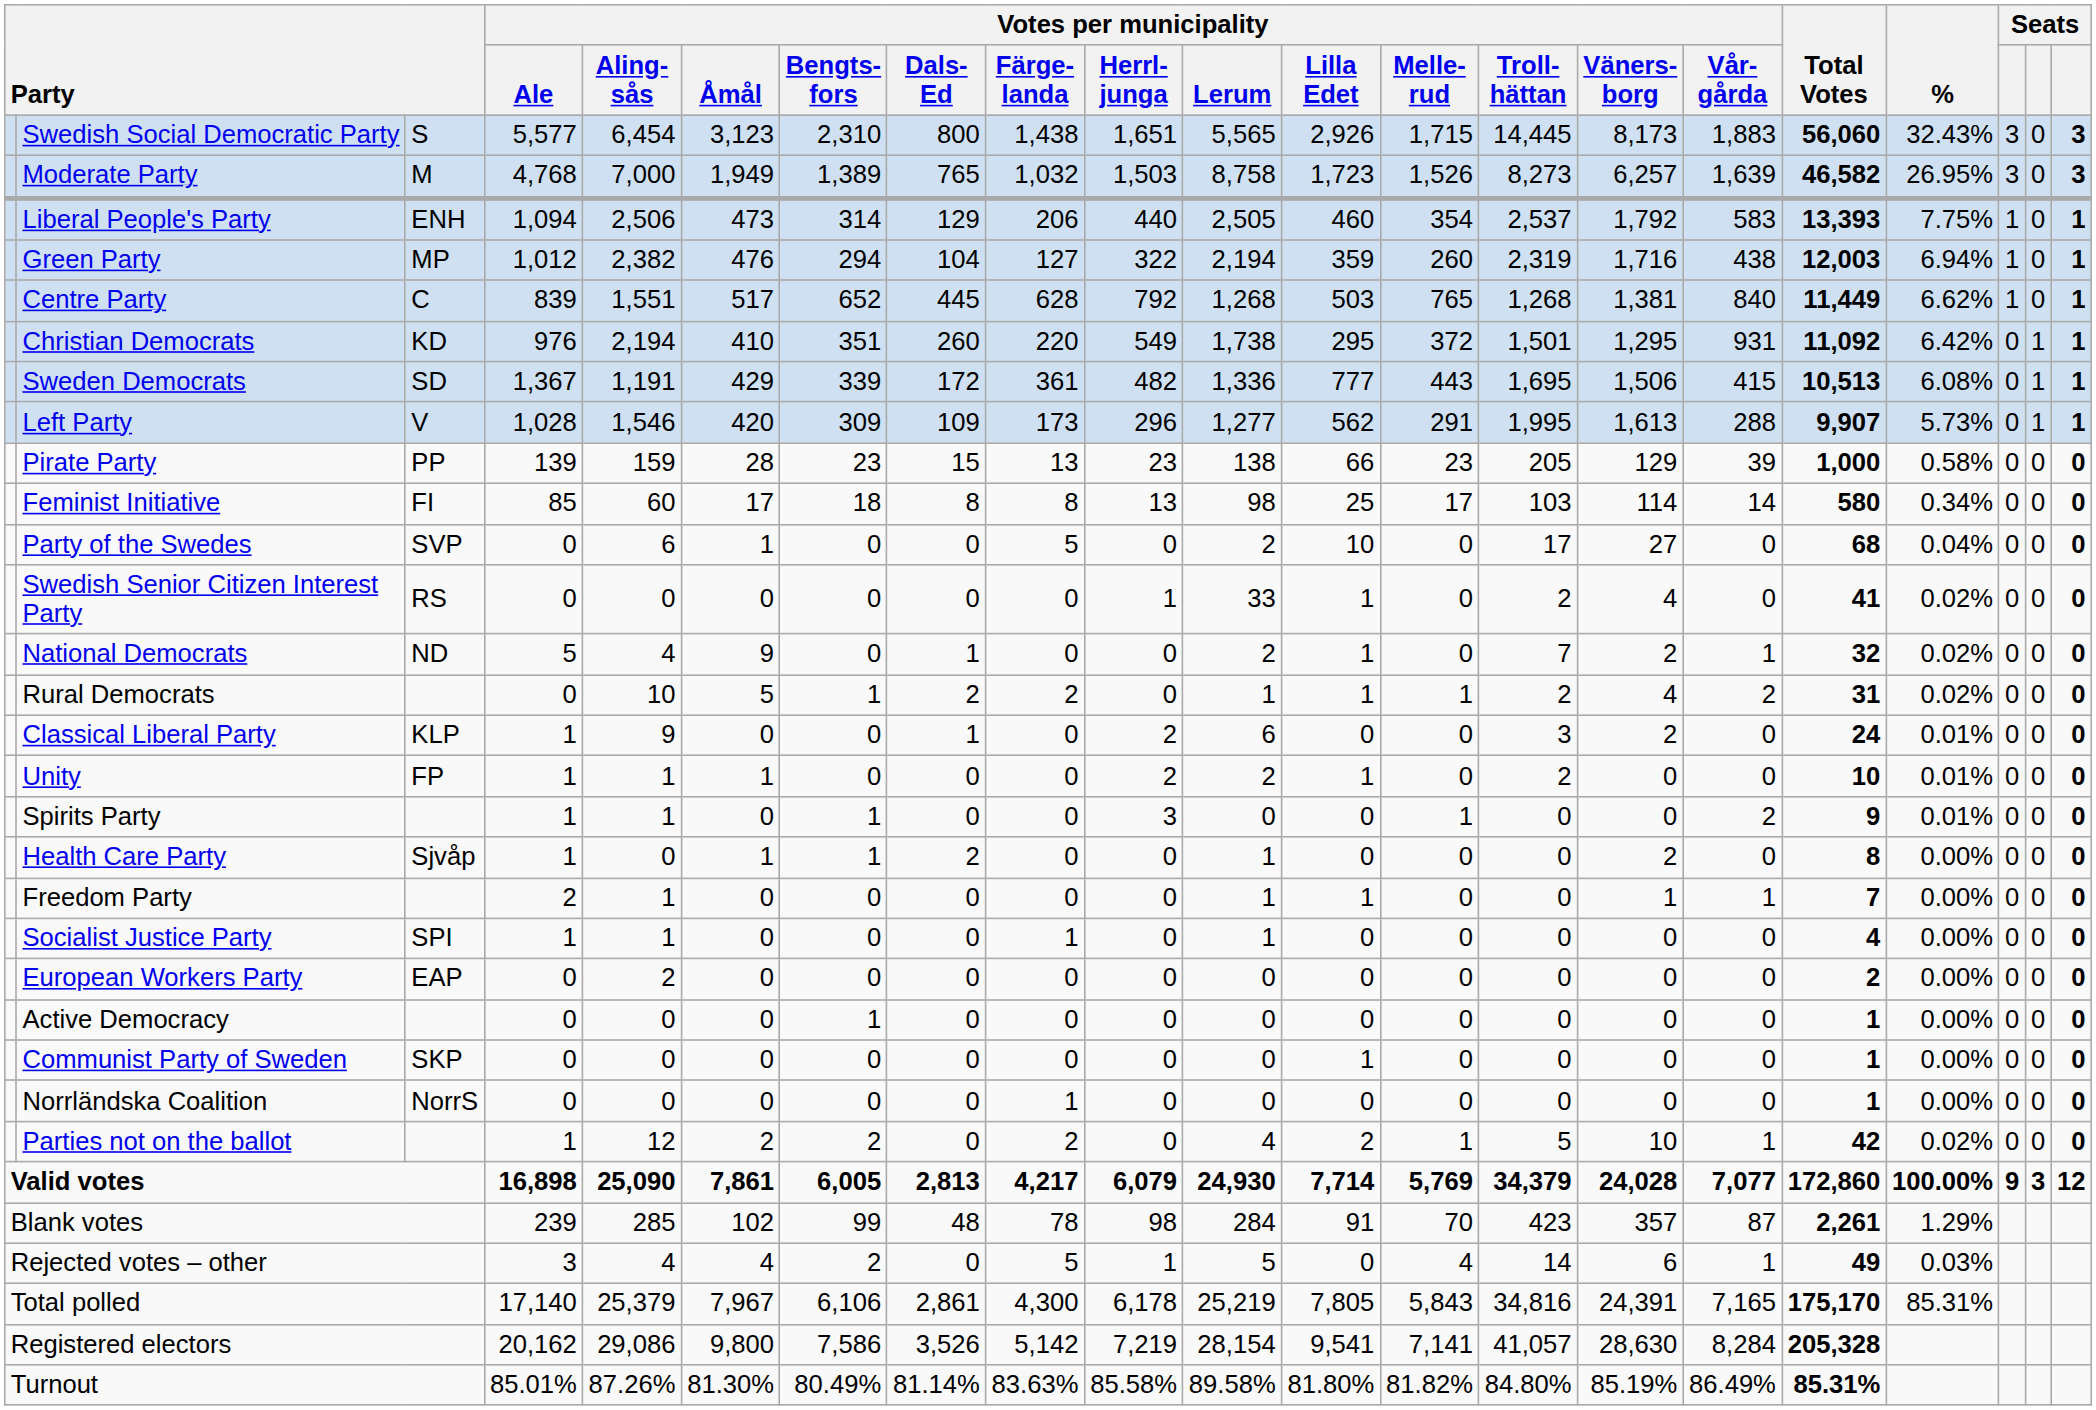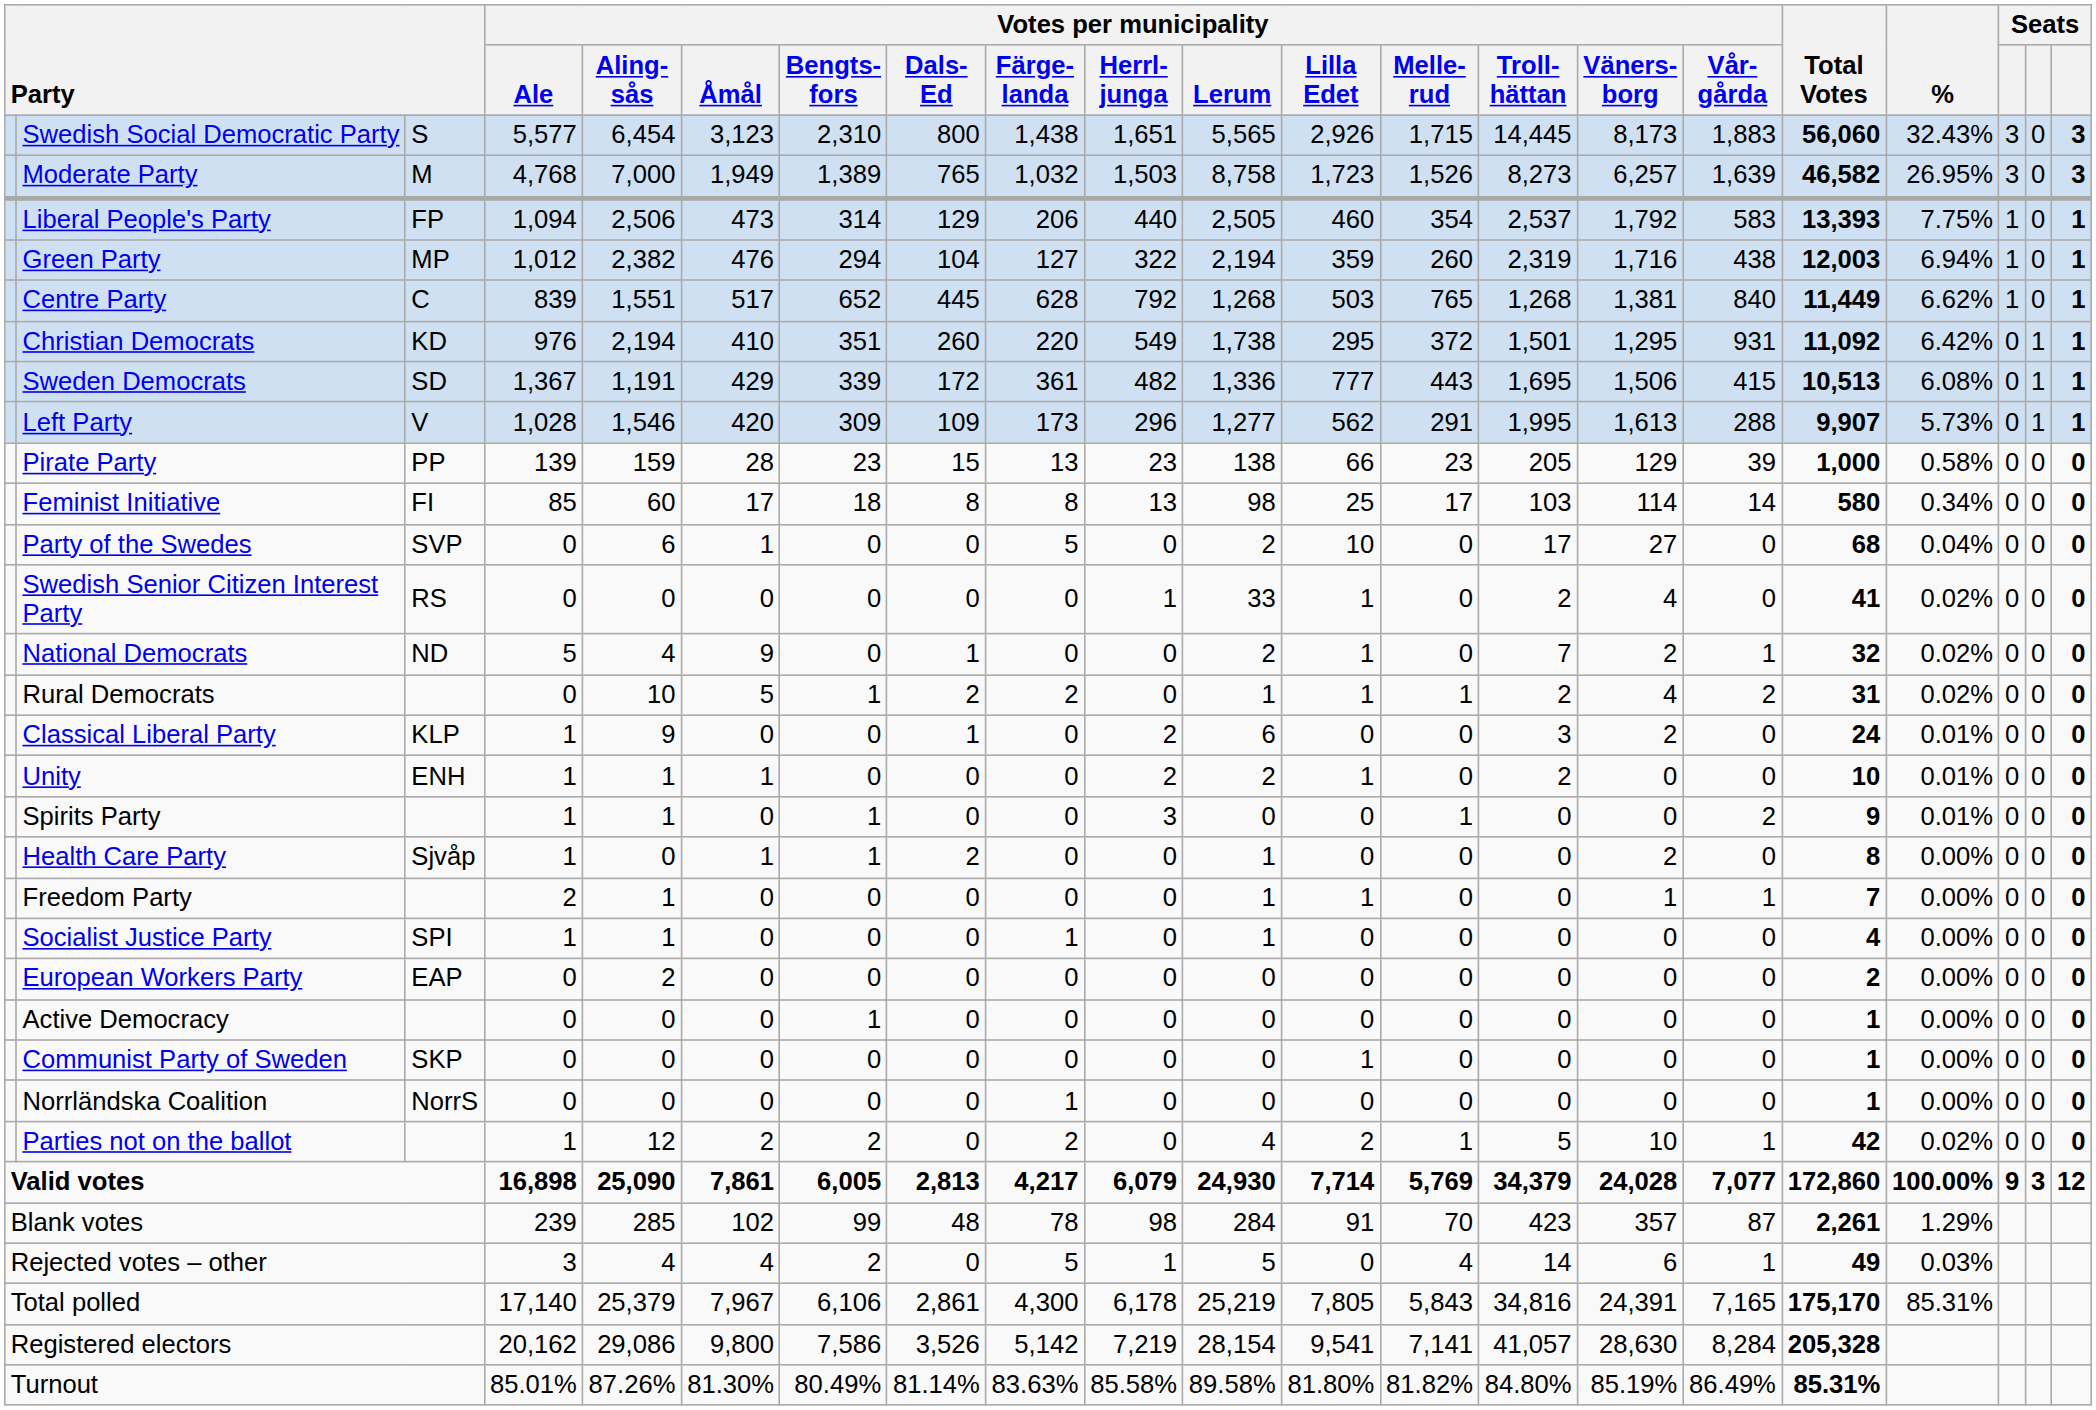(438, 219) ENH -> (428, 219) FP
(428, 775) FP -> (438, 775) ENH
